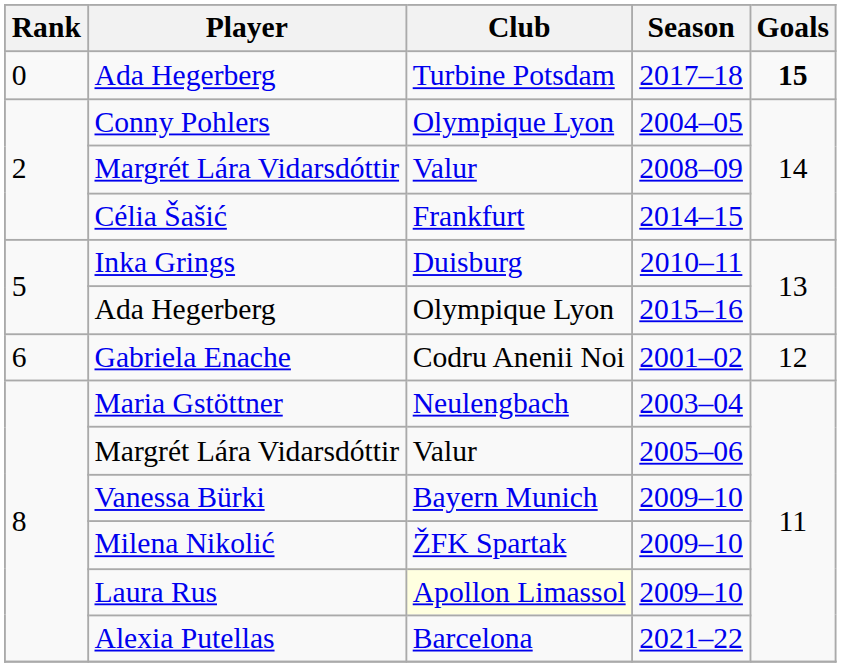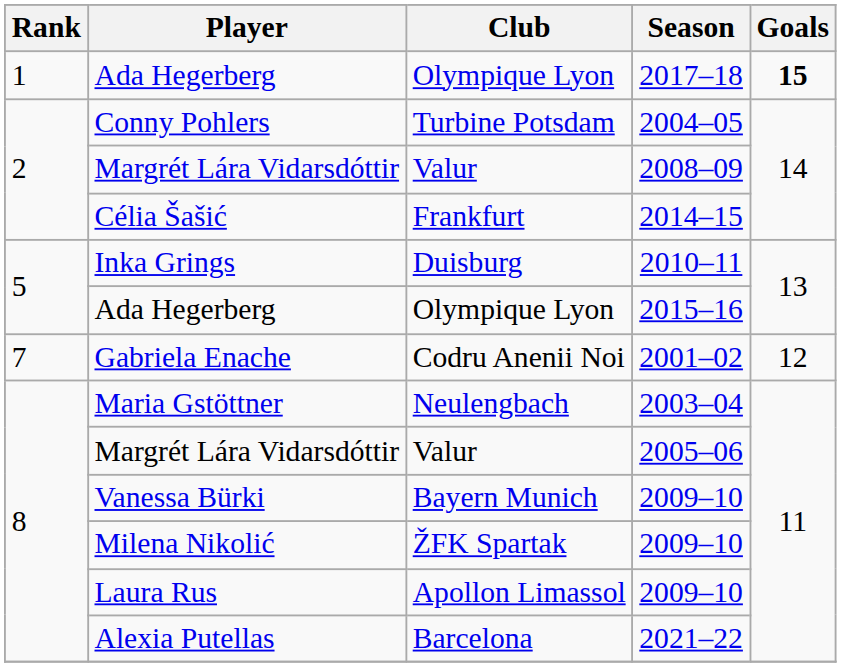(19, 74) 0 -> (19, 74) 1
(514, 74) Turbine Potsdam -> (513, 74) Olympique Lyon
(513, 121) Olympique Lyon -> (514, 121) Turbine Potsdam
(19, 356) 6 -> (19, 356) 7
(519, 591) lightyellow background -> (519, 591) no background
